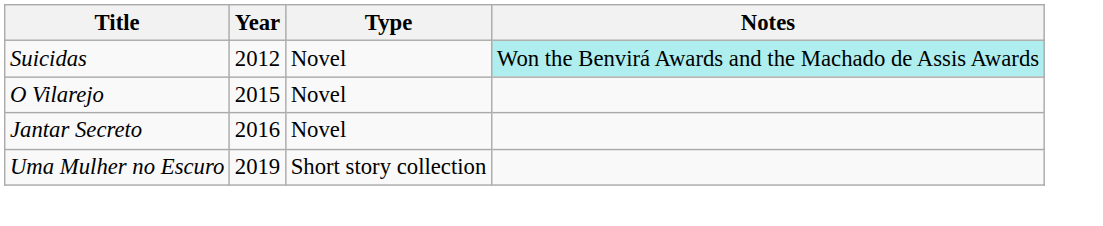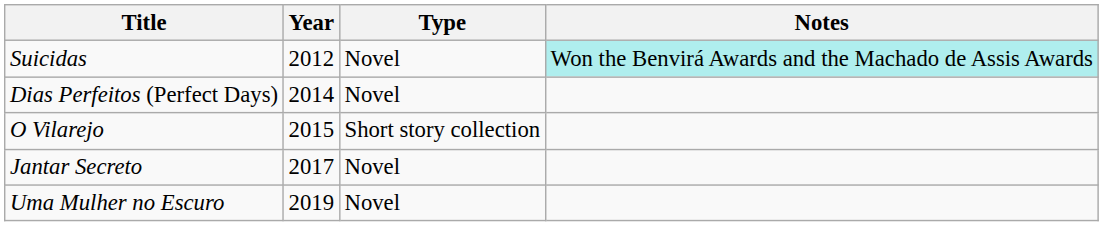+ row: (144, 94)
(318, 94) Novel -> (442, 130) Short story collection
(257, 130) 2016 -> (311, 166) 2017
(388, 166) Short story collection -> (372, 202) Novel
